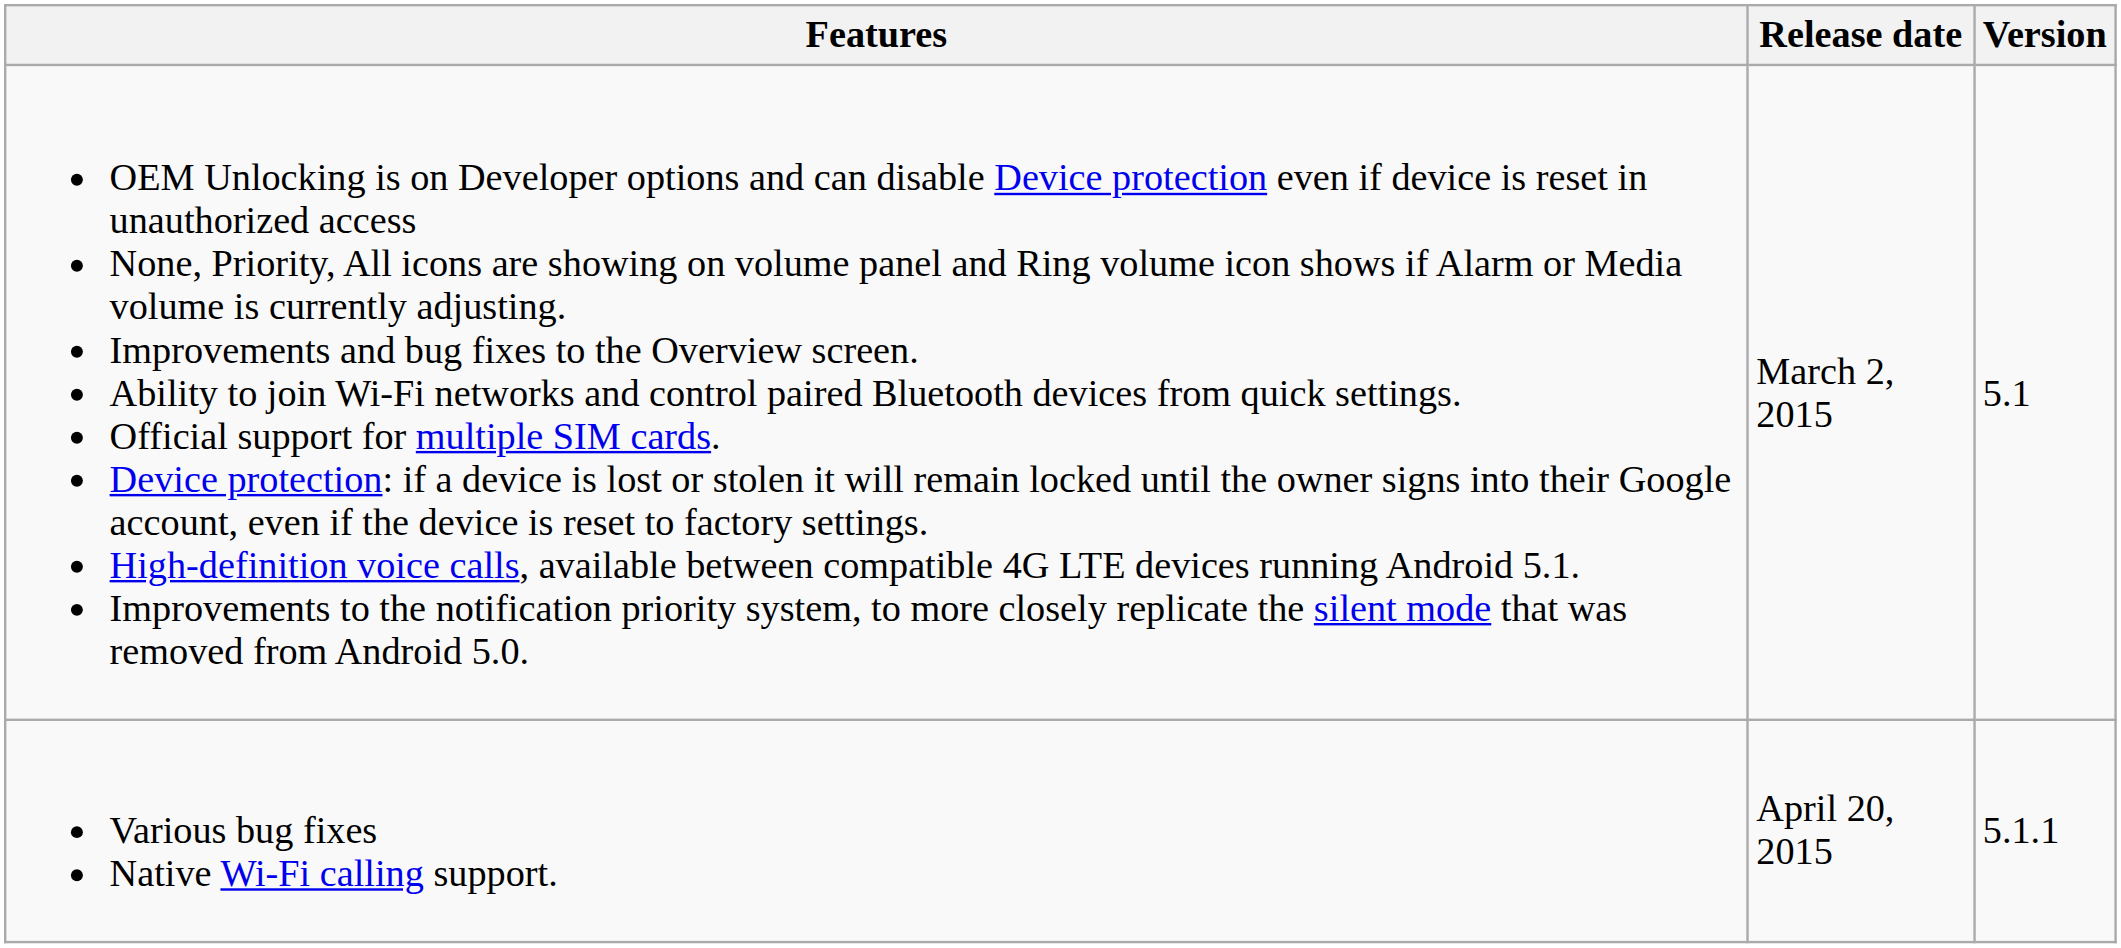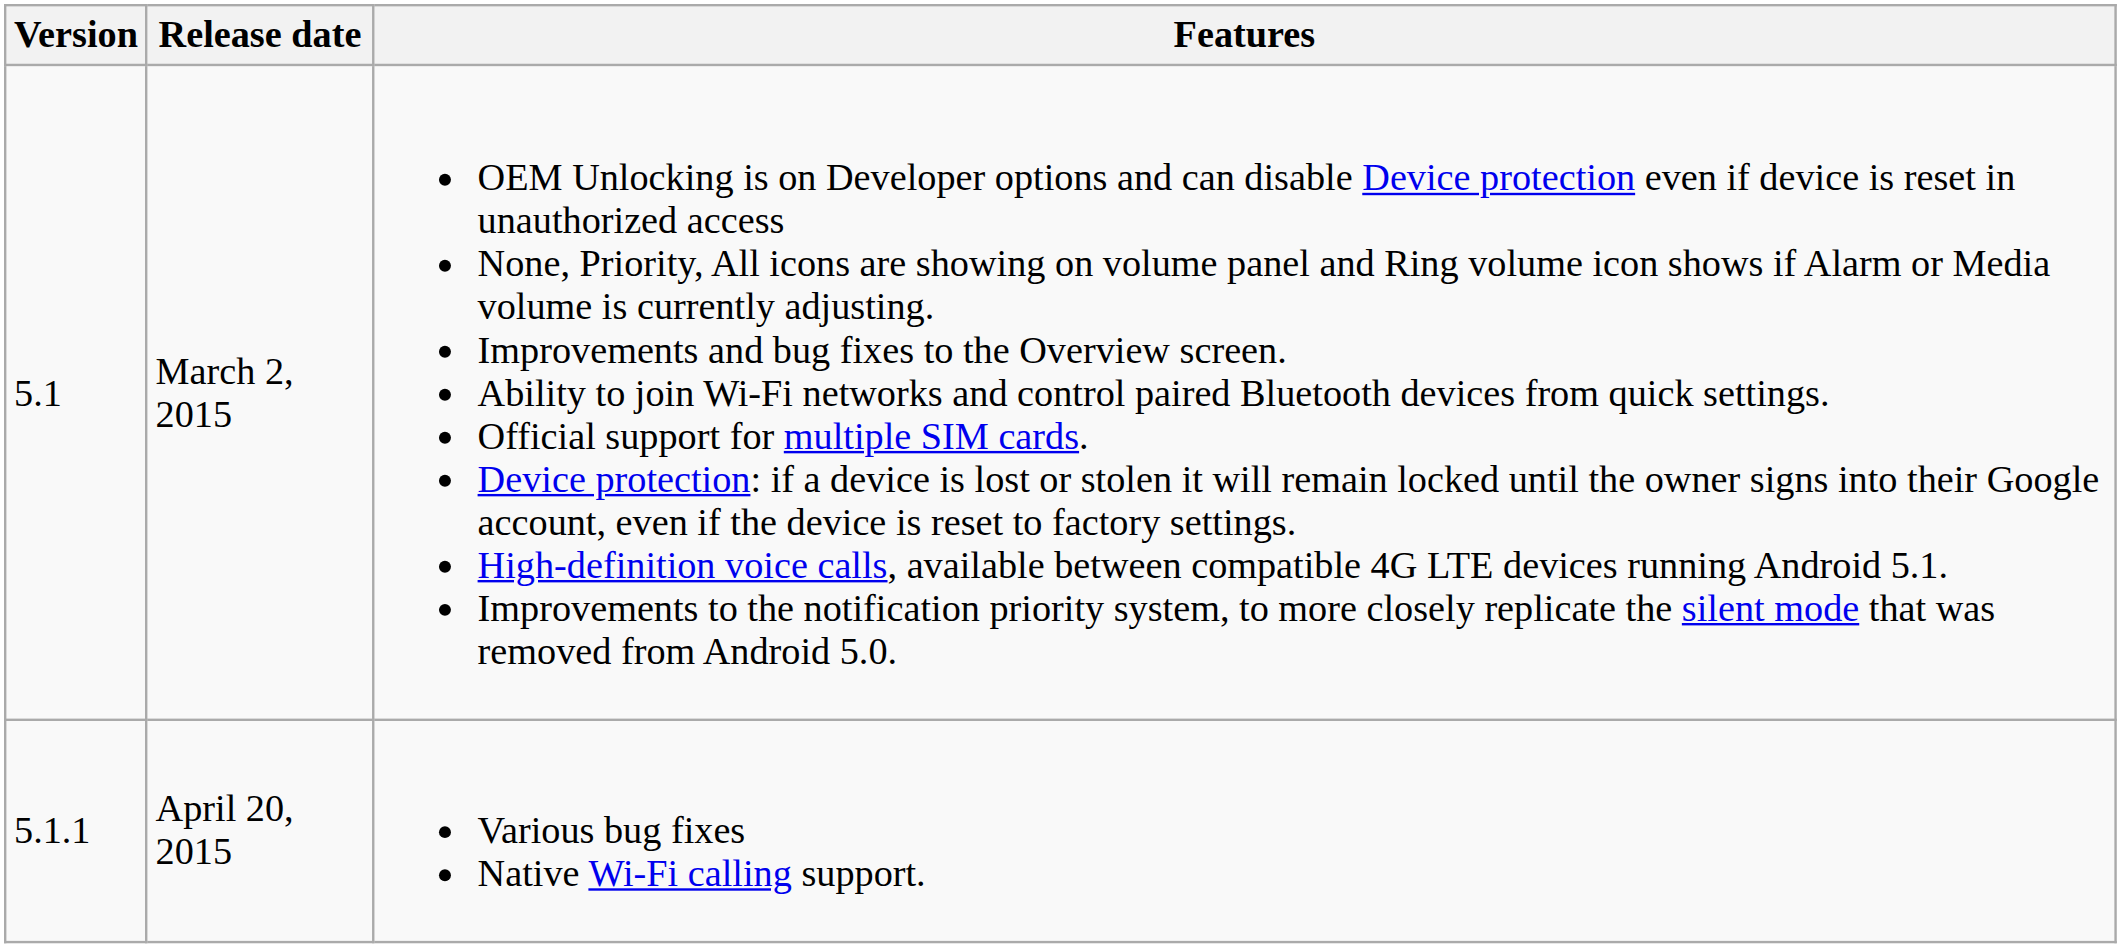columns swapped: (2045, 34) <-> (876, 34)
